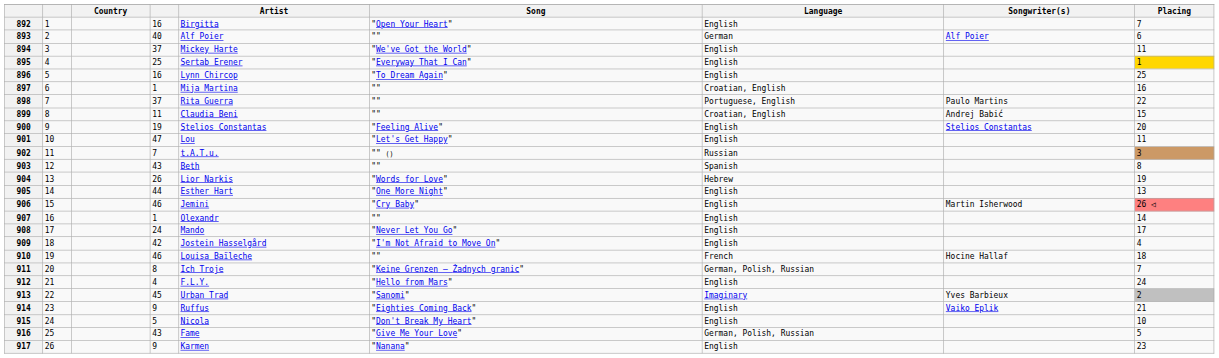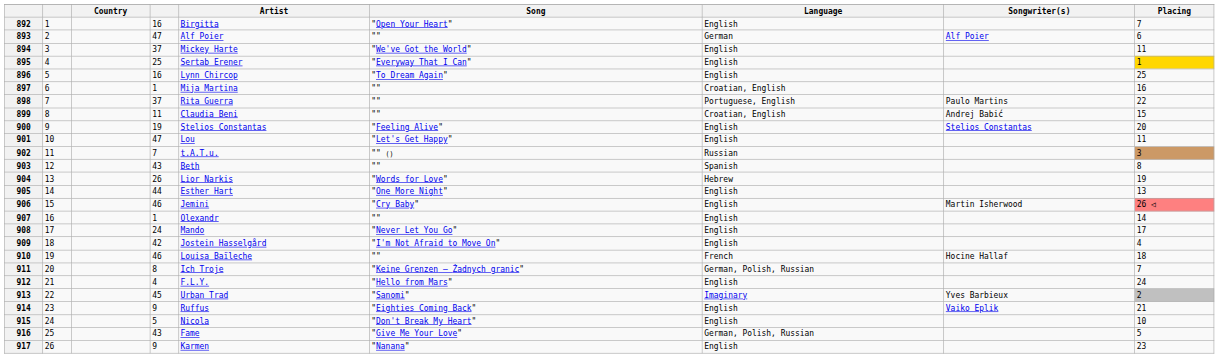(157, 37) 40 -> (157, 37) 47
